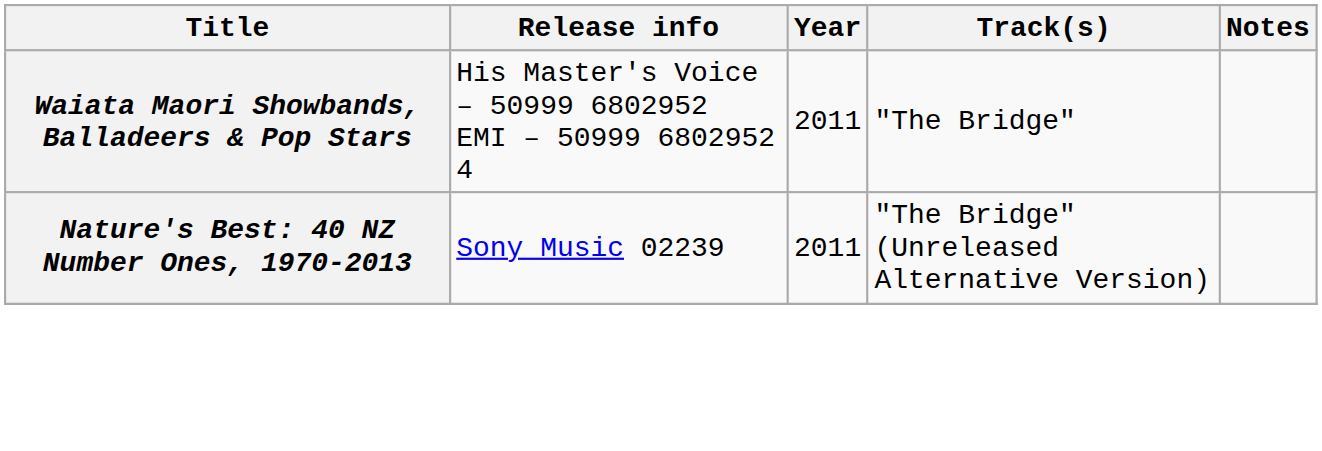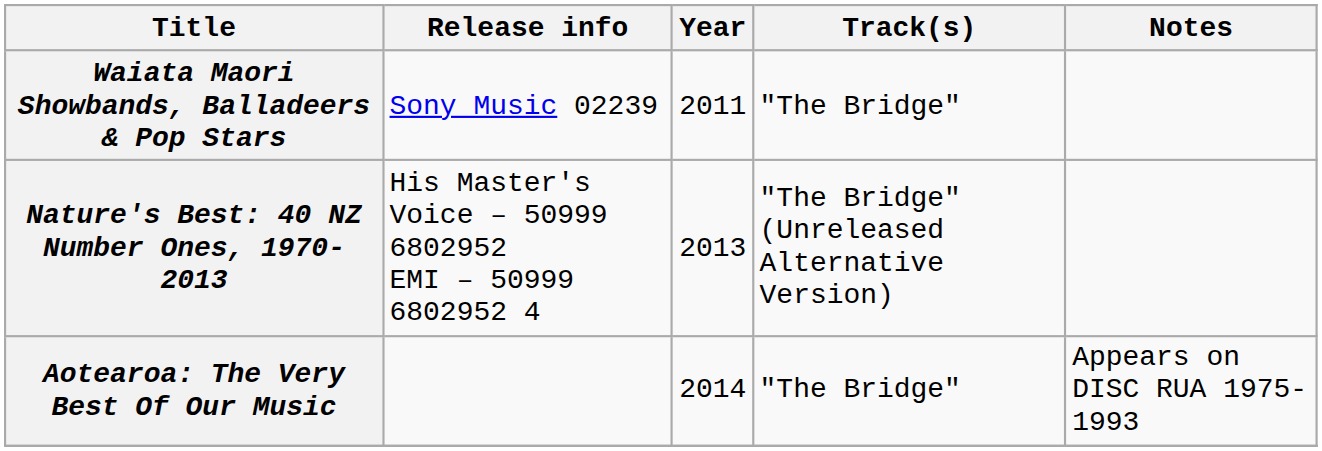(616, 122) His Master's Voice – 50999 6802952 EMI – 50999 6802952 4 -> (524, 106) Sony Music 02239
(590, 248) Sony Music 02239 -> (499, 248) His Master's Voice – 50999 6802952 EMI – 50999 6802952 4
(828, 248) 2011 -> (713, 248) 2013
+ row: (194, 390)
